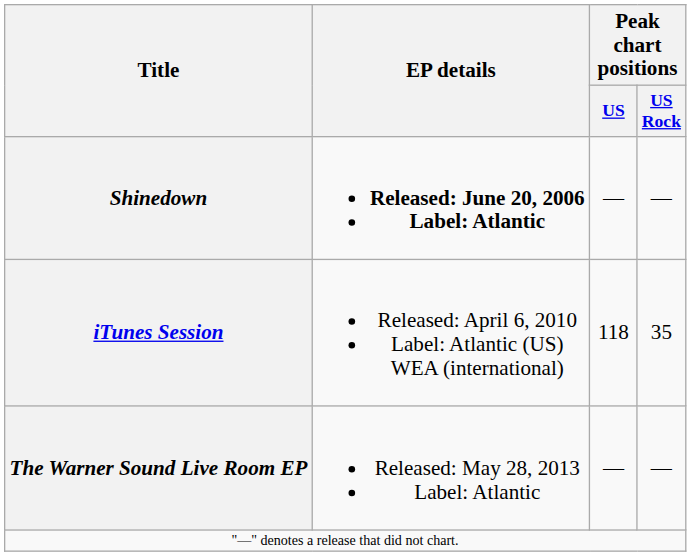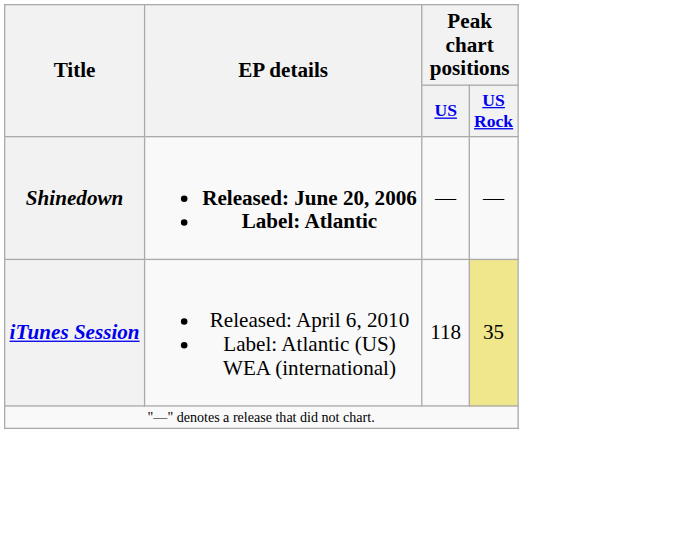(661, 332) no background -> (494, 332) khaki background
- row: (158, 467)
